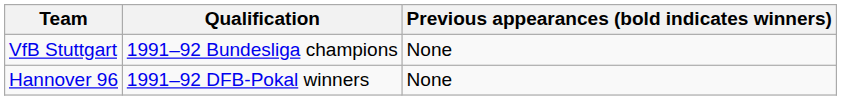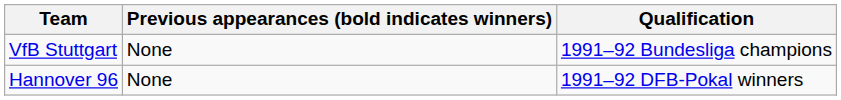columns swapped: (262, 19) <-> (619, 19)
